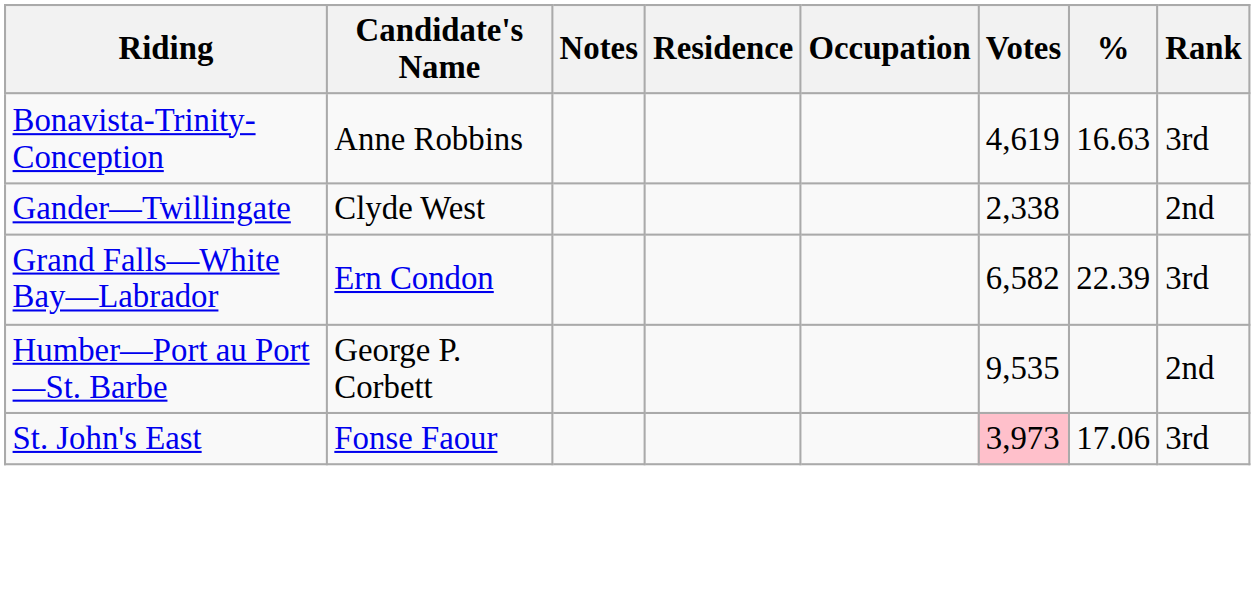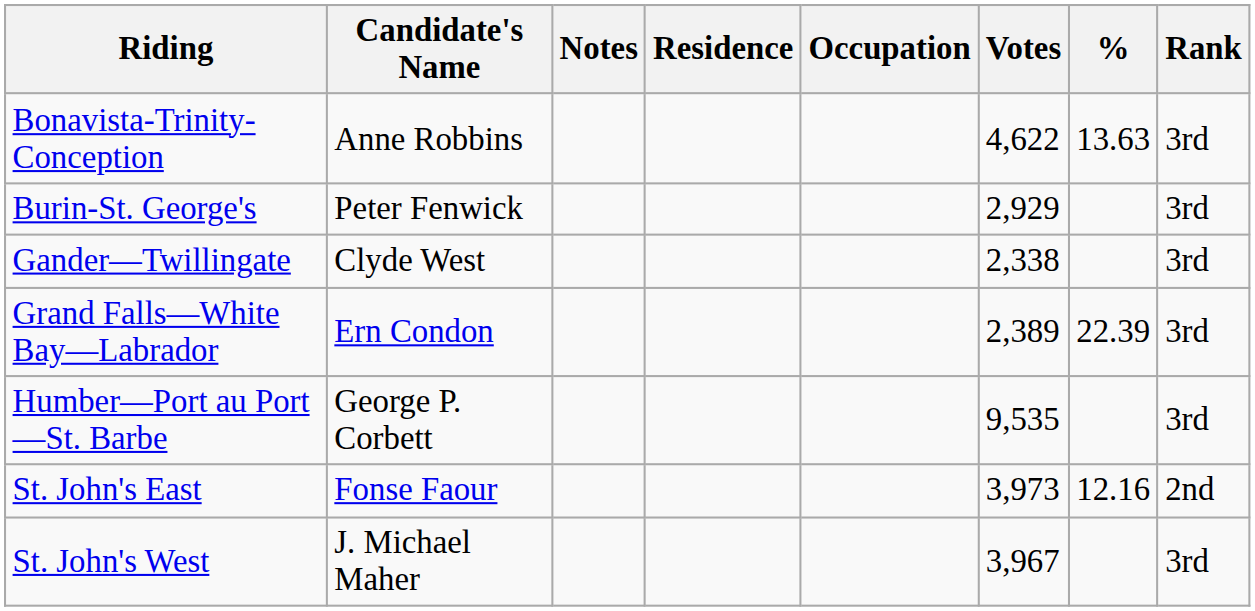(1023, 137) 4,619 -> (1023, 137) 4,622
(1113, 137) 16.63 -> (1113, 137) 13.63
+ row: (135, 208)
(1190, 208) 2nd -> (1187, 260) 3rd
(1023, 278) 6,582 -> (1023, 330) 2,389
(1190, 367) 2nd -> (1187, 419) 3rd
(1023, 438) pink background -> (1023, 490) no background
(1113, 438) 17.06 -> (1113, 490) 12.16
(1187, 438) 3rd -> (1190, 490) 2nd
+ row: (111, 560)
